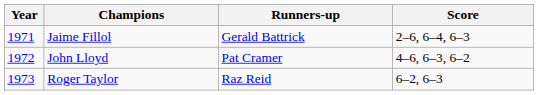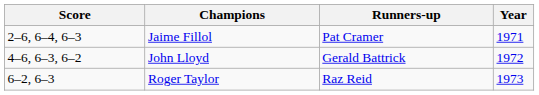columns swapped: (24, 15) <-> (463, 15)
(263, 36) Gerald Battrick -> (353, 36) Pat Cramer
(252, 57) Pat Cramer -> (364, 57) Gerald Battrick
